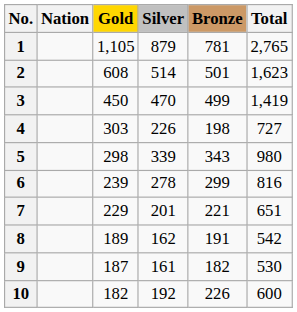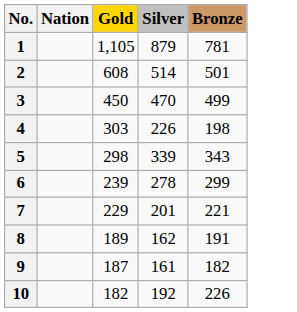- column: (269, 18)
